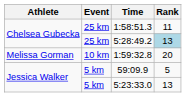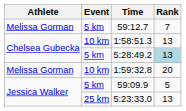+ row: (133, 27)
(97, 27) 25 km -> (97, 41) 10 km
(167, 27) 11 -> (167, 41) 13
(97, 41) 25 km -> (94, 56) 5 km
(94, 85) 5 km -> (97, 99) 25 km
